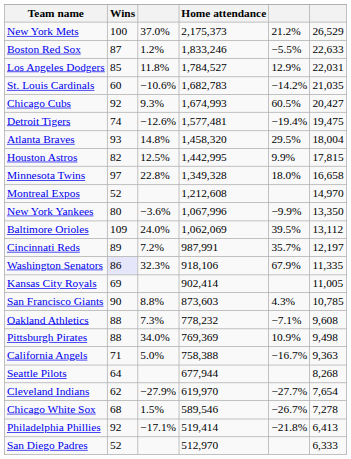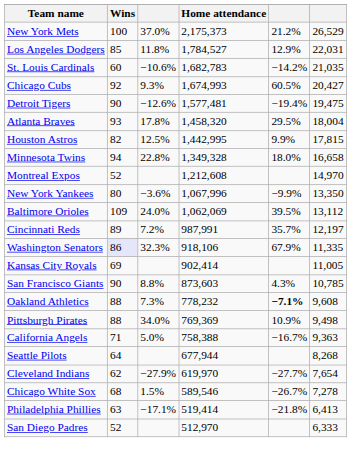- row: (44, 49)
(116, 121) 74 -> (116, 103) 90
(155, 139) 14.8% -> (155, 121) 17.8%
(116, 175) 97 -> (116, 157) 94
(286, 319) normal -> (287, 301) bold
(116, 427) 92 -> (116, 409) 63
